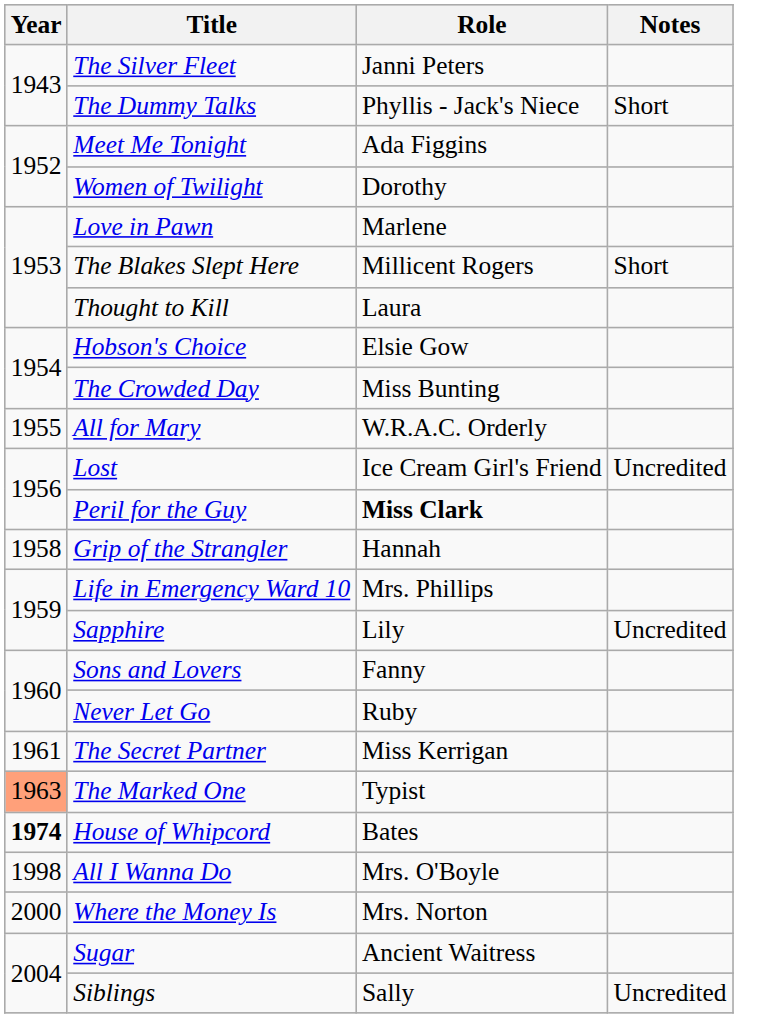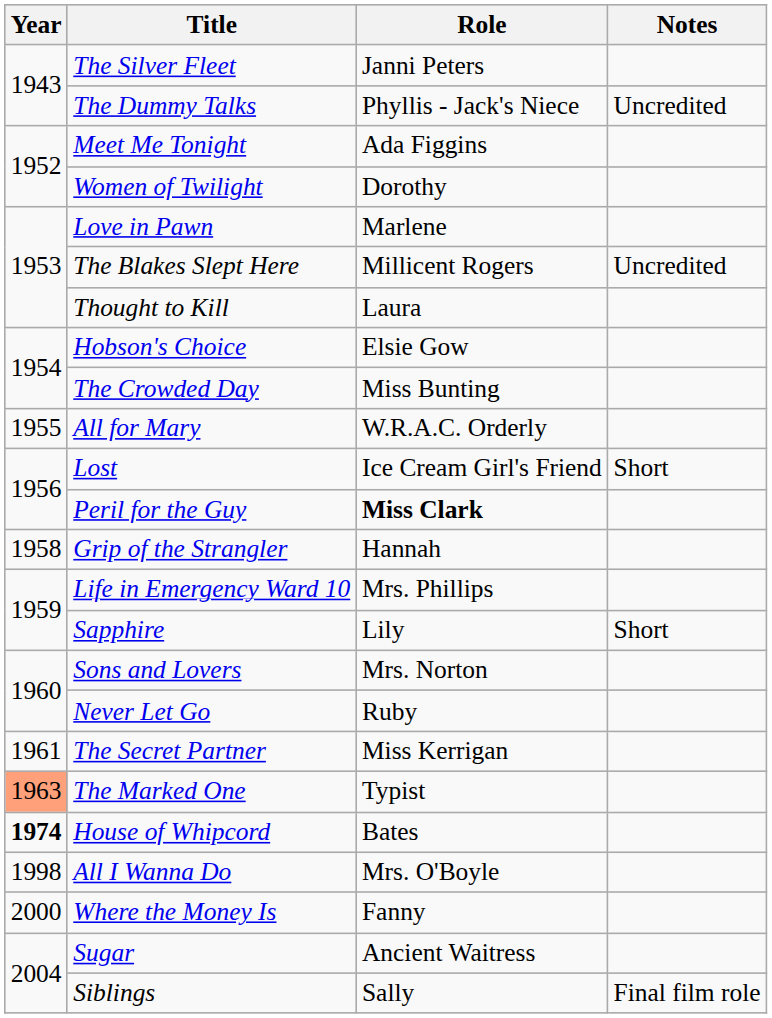(641, 105) Short -> (670, 105) Uncredited
(641, 266) Short -> (670, 266) Uncredited
(670, 468) Uncredited -> (641, 468) Short
(670, 629) Uncredited -> (641, 629) Short
(394, 670) Fanny -> (425, 670) Mrs. Norton
(425, 912) Mrs. Norton -> (394, 912) Fanny
(670, 992) Uncredited -> (687, 992) Final film role
